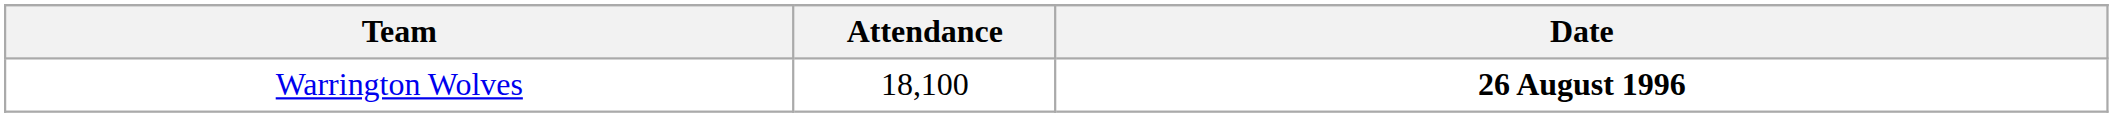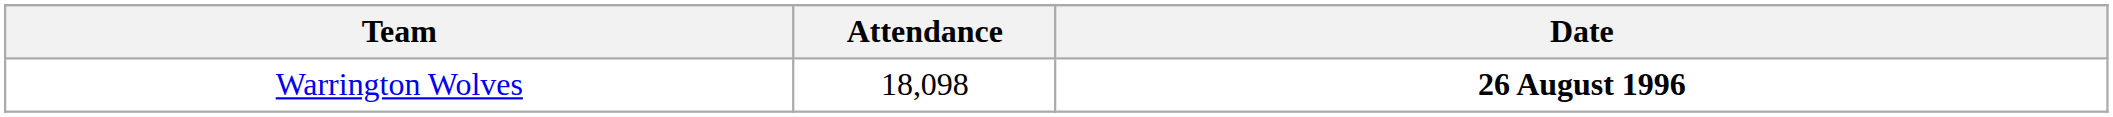(925, 83) 18,100 -> (925, 83) 18,098
